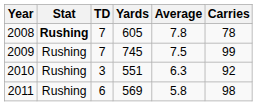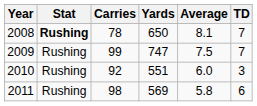columns swapped: (229, 14) <-> (102, 14)
(132, 33) 605 -> (158, 33) 650
(178, 33) 7.8 -> (204, 33) 8.1
(132, 52) 745 -> (158, 52) 747
(178, 71) 6.3 -> (204, 71) 6.0
